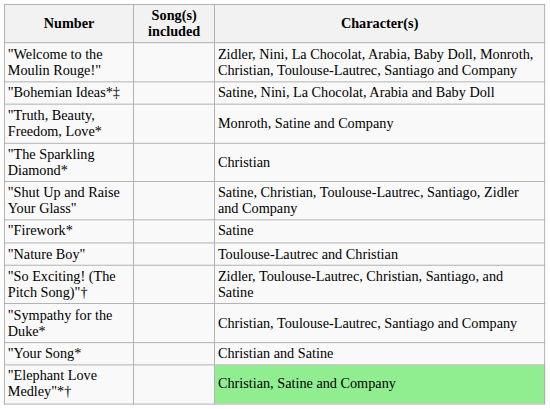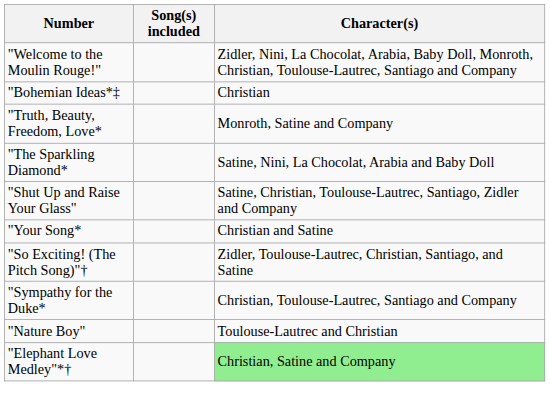(356, 92) Satine, Nini, La Chocolat, Arabia and Baby Doll -> (244, 92) Christian
(244, 162) Christian -> (356, 162) Satine, Nini, La Chocolat, Arabia and Baby Doll
- row: (40, 231)
rows swapped: (45, 353) <-> (47, 253)
